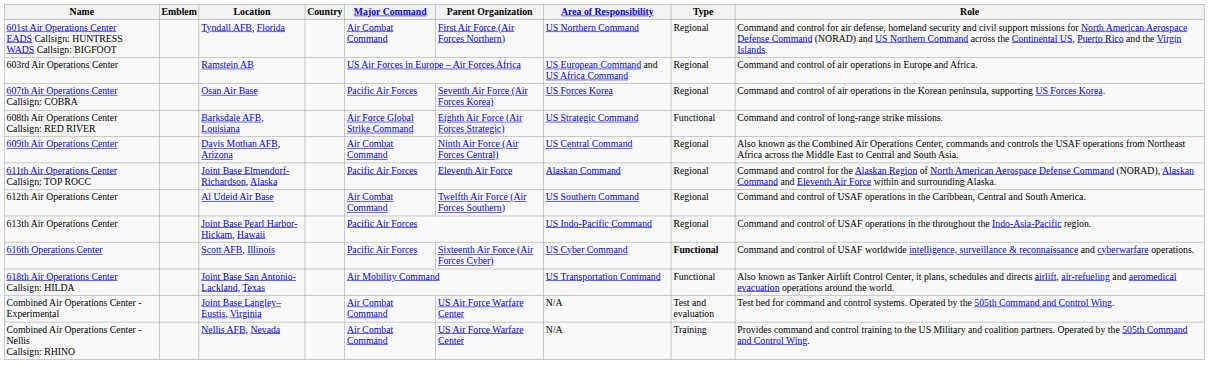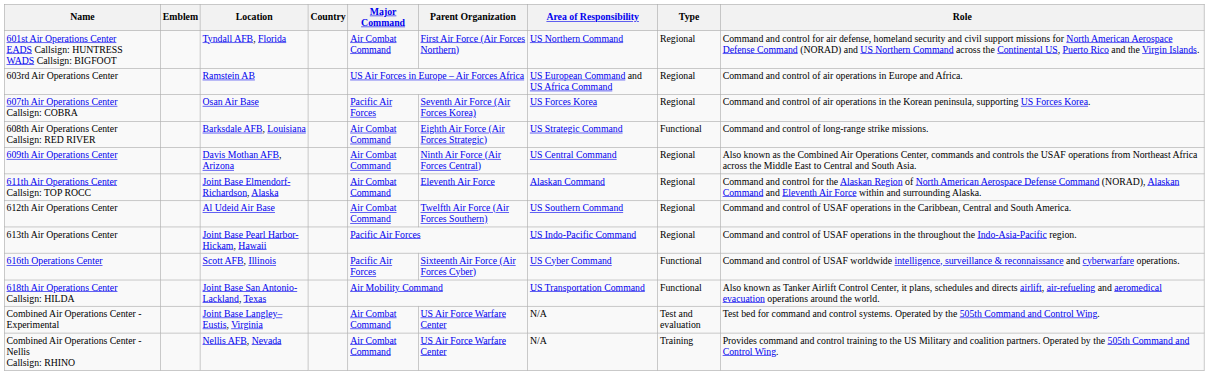(380, 123) Air Force Global Strike Command -> (373, 134) Air Combat Command
(382, 170) Pacific Air Forces -> (373, 187) Air Combat Command
(696, 250) bold -> (681, 261) normal
